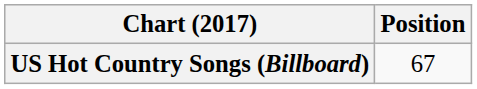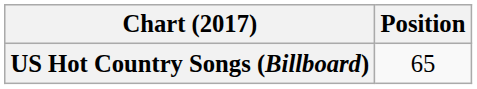(423, 63) 67 -> (423, 63) 65
